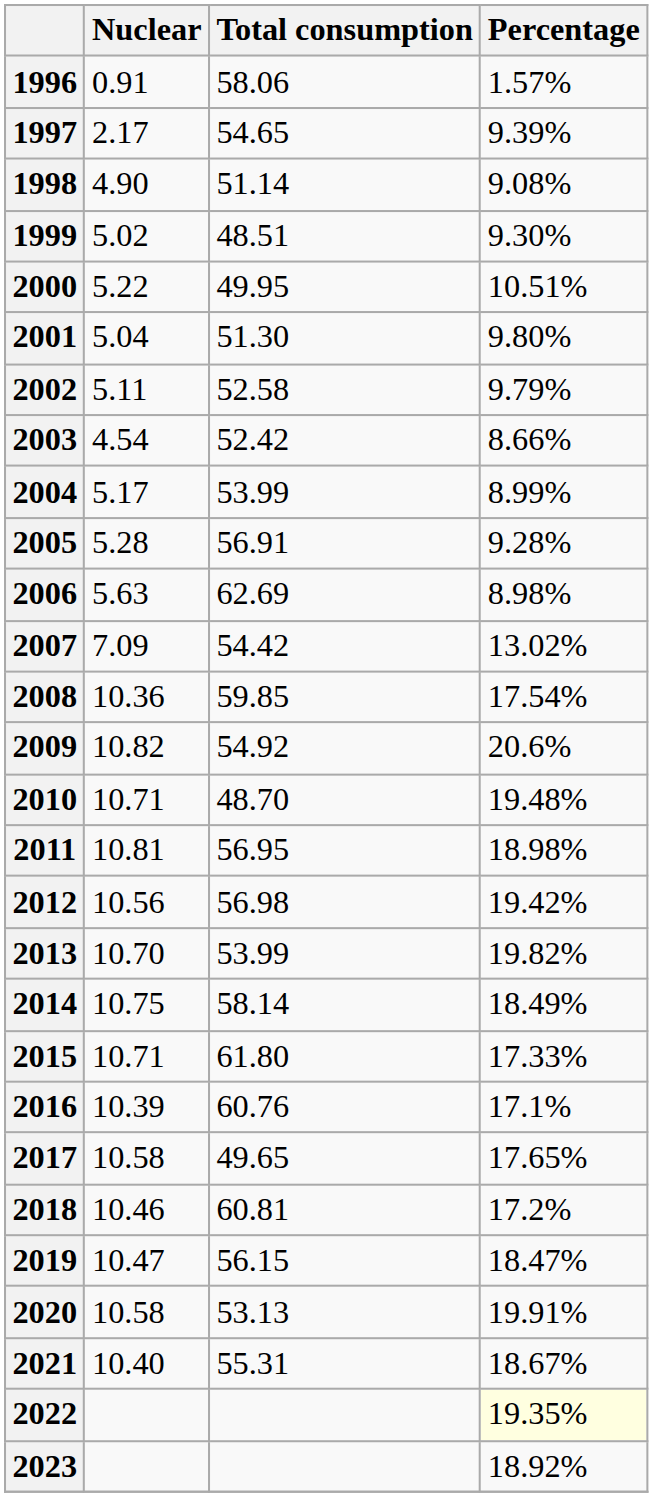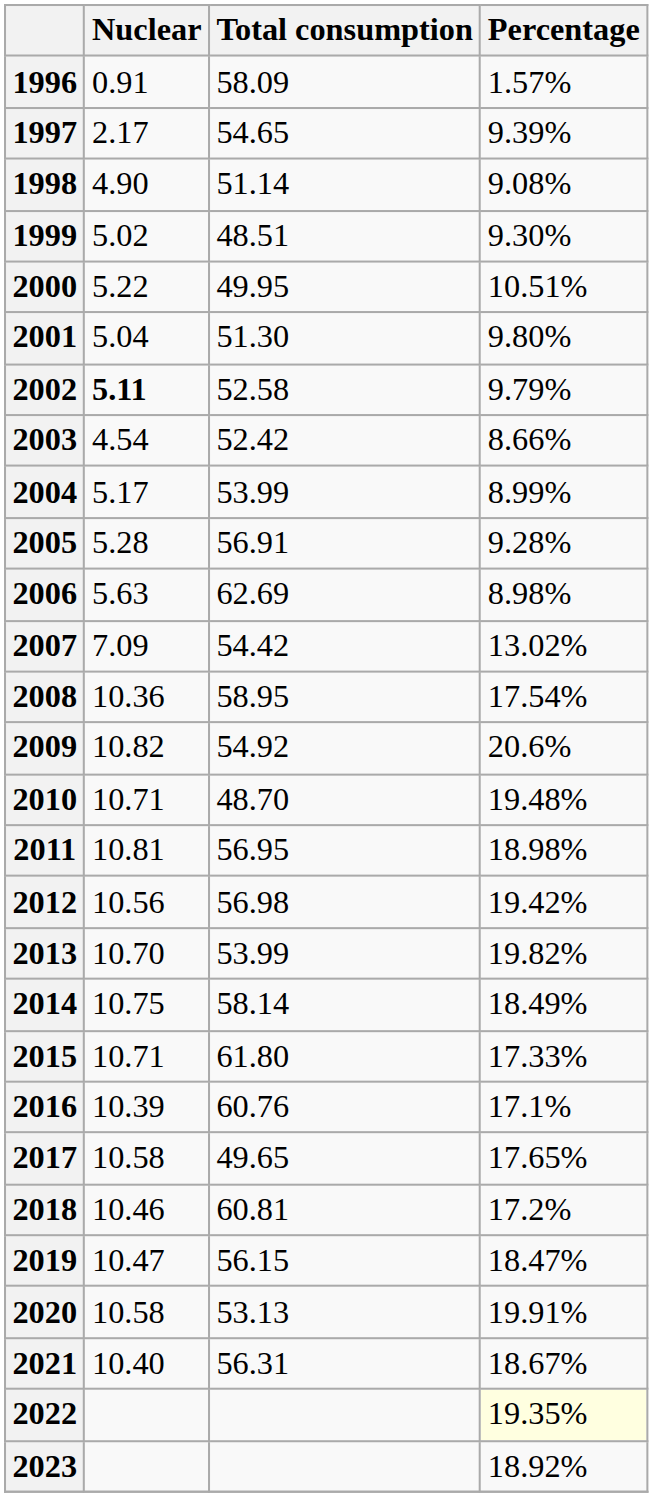(253, 81) 58.06 -> (253, 81) 58.09
(120, 388) normal -> (119, 388) bold
(253, 696) 59.85 -> (253, 696) 58.95
(253, 1362) 55.31 -> (253, 1362) 56.31
